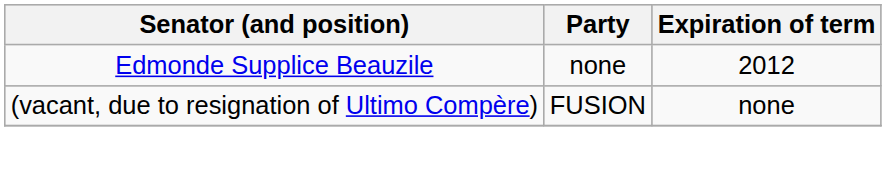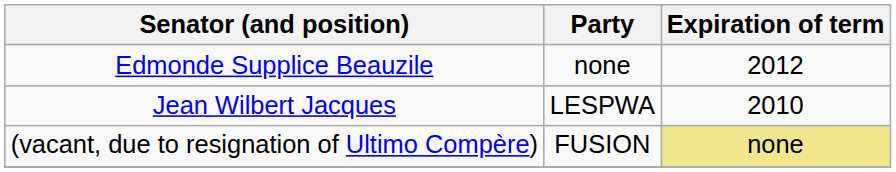+ row: (274, 105)
(767, 105) no background -> (775, 145) khaki background
